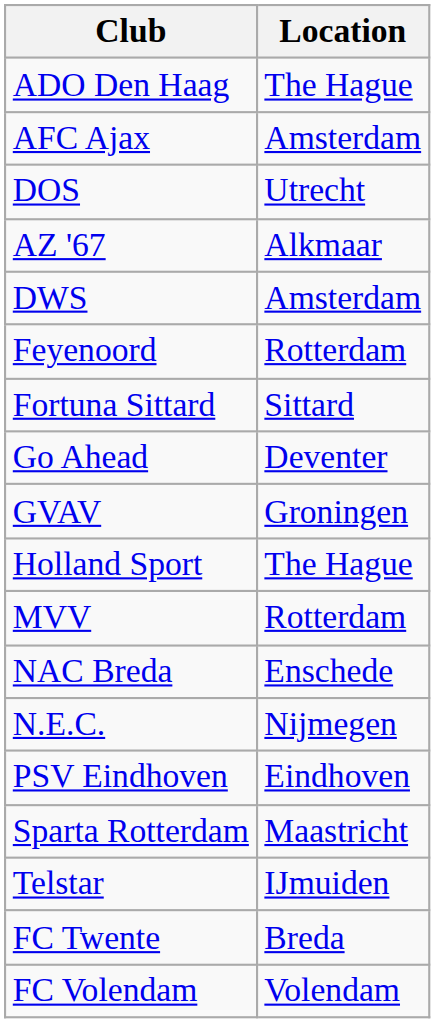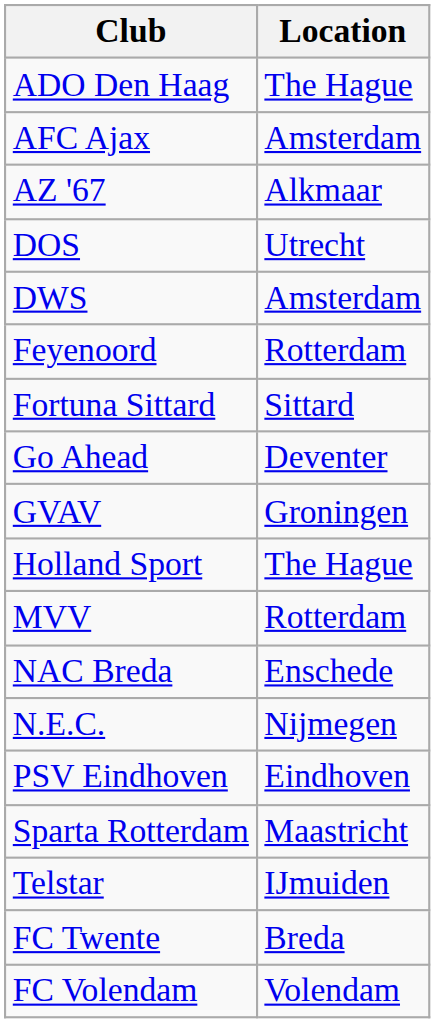rows swapped: (59, 244) <-> (46, 191)
